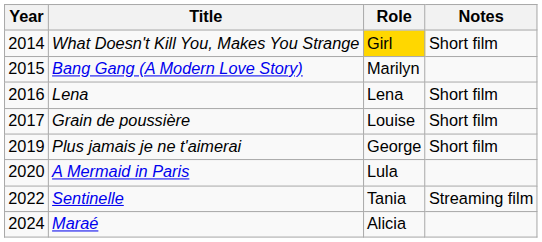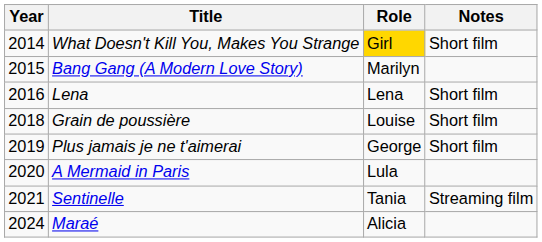(26, 120) 2017 -> (26, 120) 2018
(26, 198) 2022 -> (26, 198) 2021
